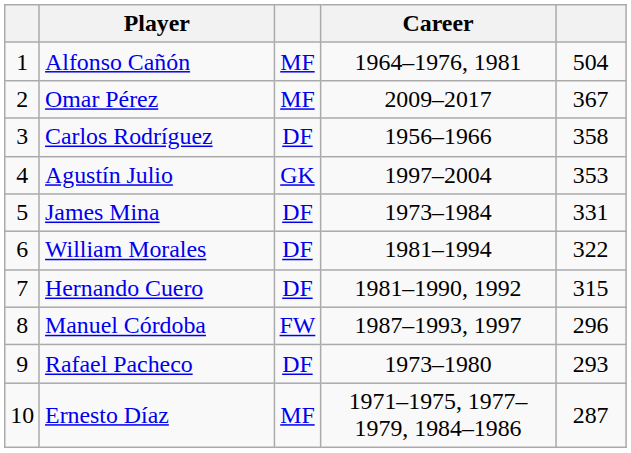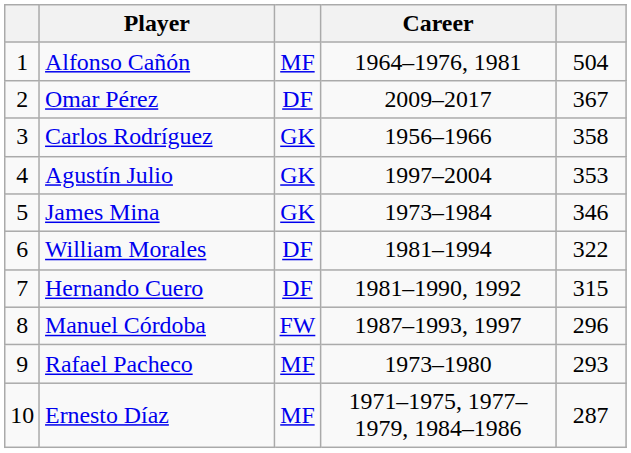(297, 99) MF -> (297, 99) DF
(297, 136) DF -> (297, 136) GK
(297, 212) DF -> (297, 212) GK
(591, 212) 331 -> (591, 212) 346
(297, 363) DF -> (297, 363) MF
